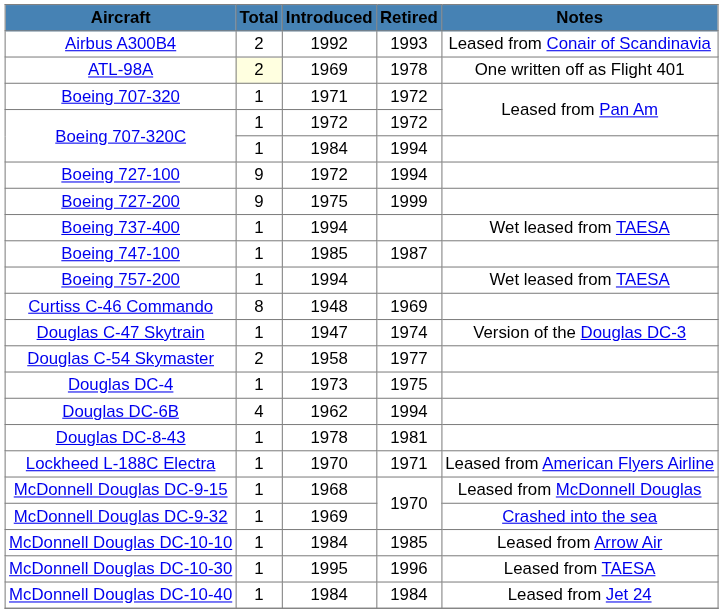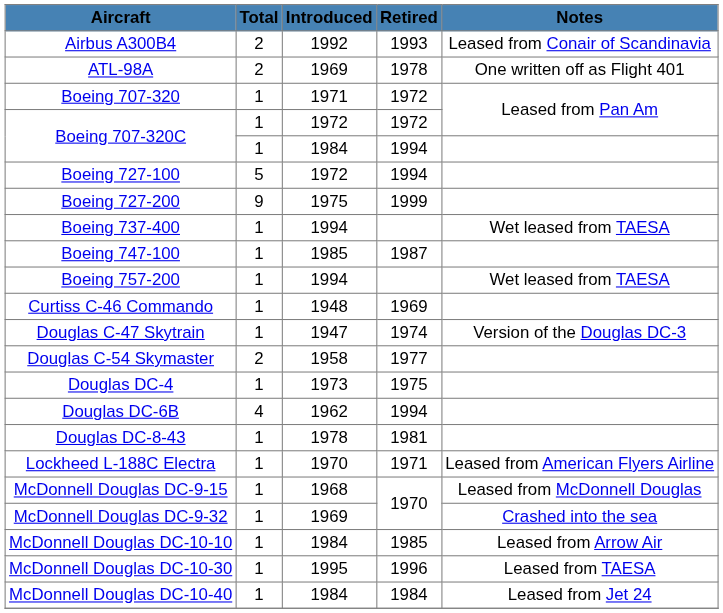(259, 70) lightyellow background -> (259, 70) no background
(259, 175) 9 -> (259, 175) 5
(259, 306) 8 -> (259, 306) 1
